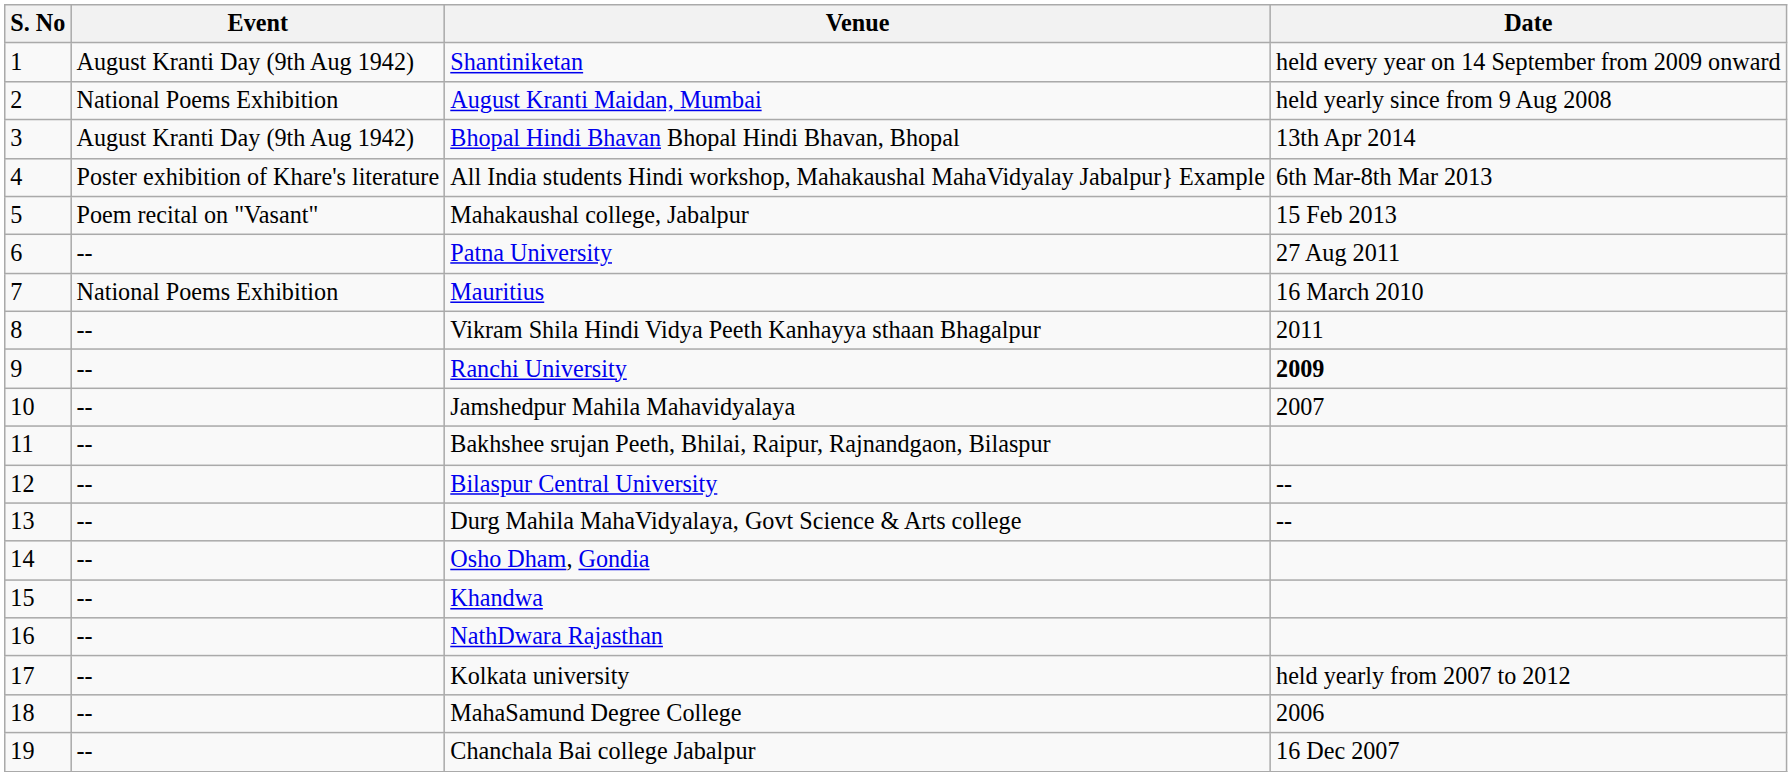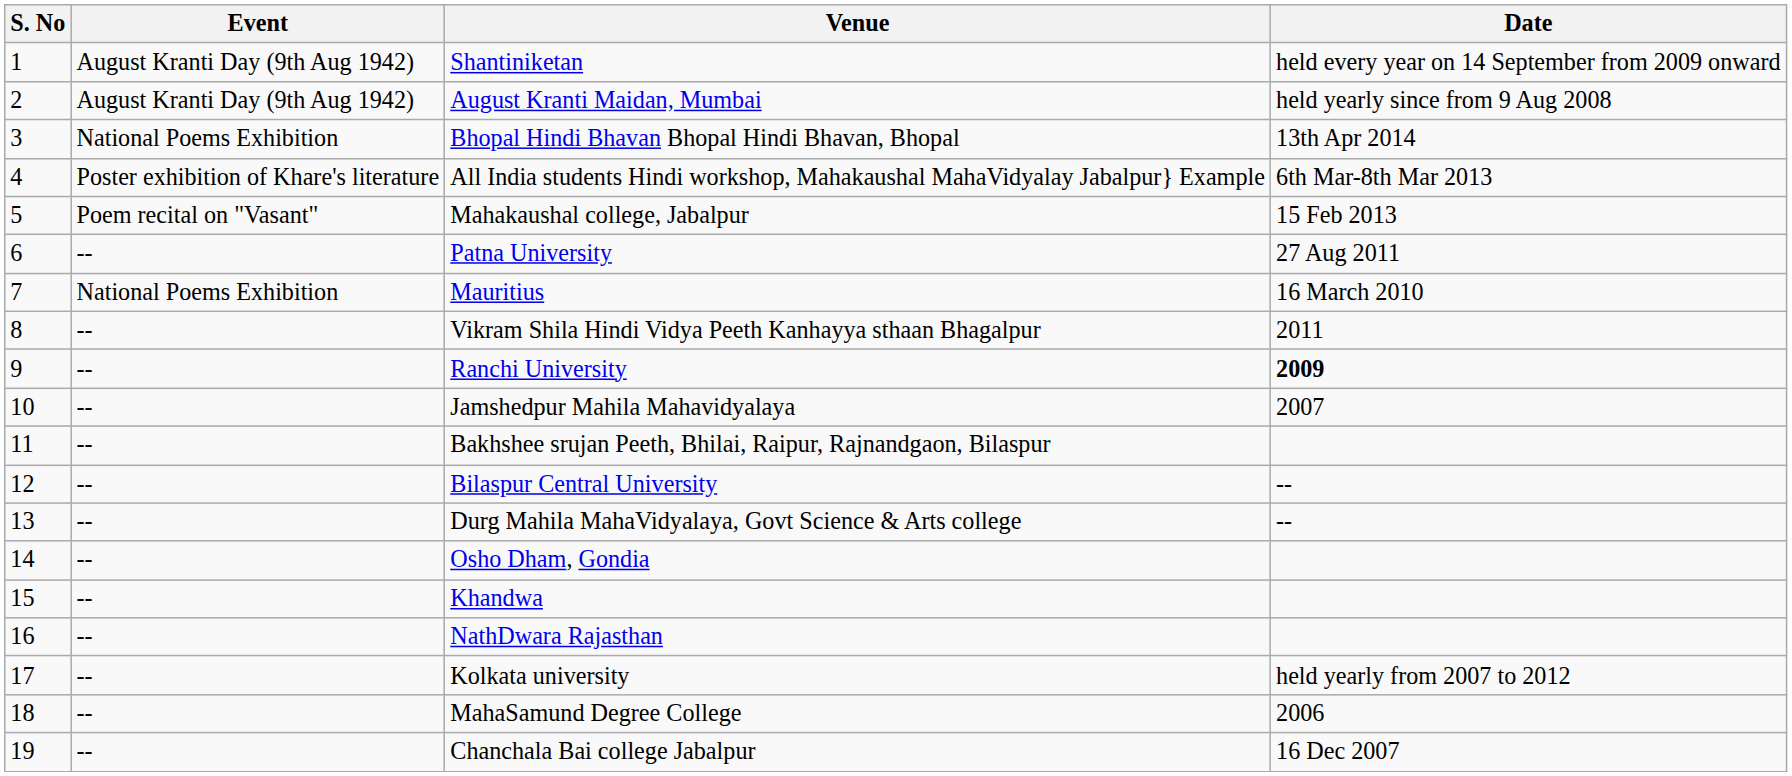(207, 100) National Poems Exhibition -> (245, 100) August Kranti Day (9th Aug 1942)
(245, 138) August Kranti Day (9th Aug 1942) -> (207, 138) National Poems Exhibition
